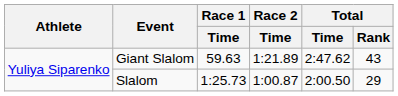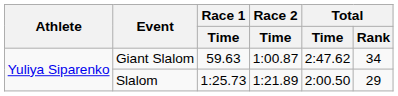(275, 59) 1:21.89 -> (275, 59) 1:00.87
(373, 59) 43 -> (373, 59) 34
(275, 81) 1:00.87 -> (275, 81) 1:21.89
